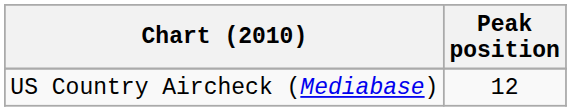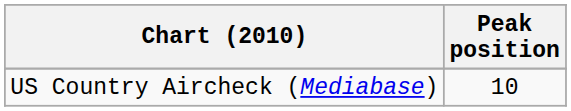(505, 88) 12 -> (505, 88) 10
